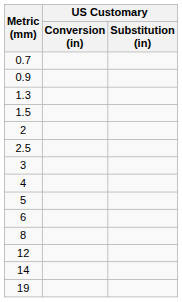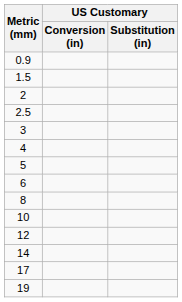- row: (23, 60)
- row: (23, 95)
+ row: (23, 218)
+ row: (23, 270)
